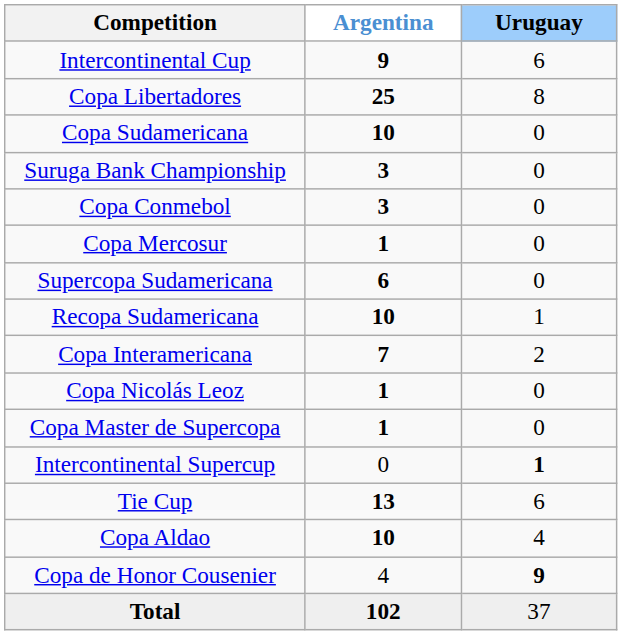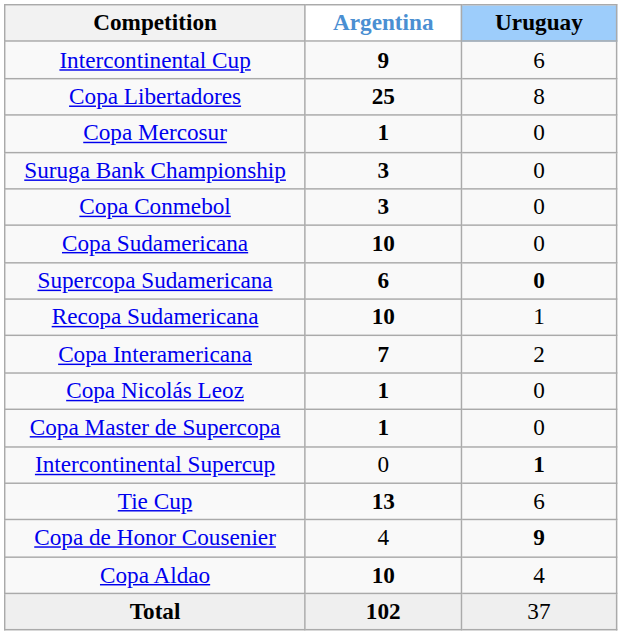rows swapped: (155, 133) <-> (155, 243)
(539, 280) normal -> (539, 280) bold
rows swapped: (155, 574) <-> (155, 538)
